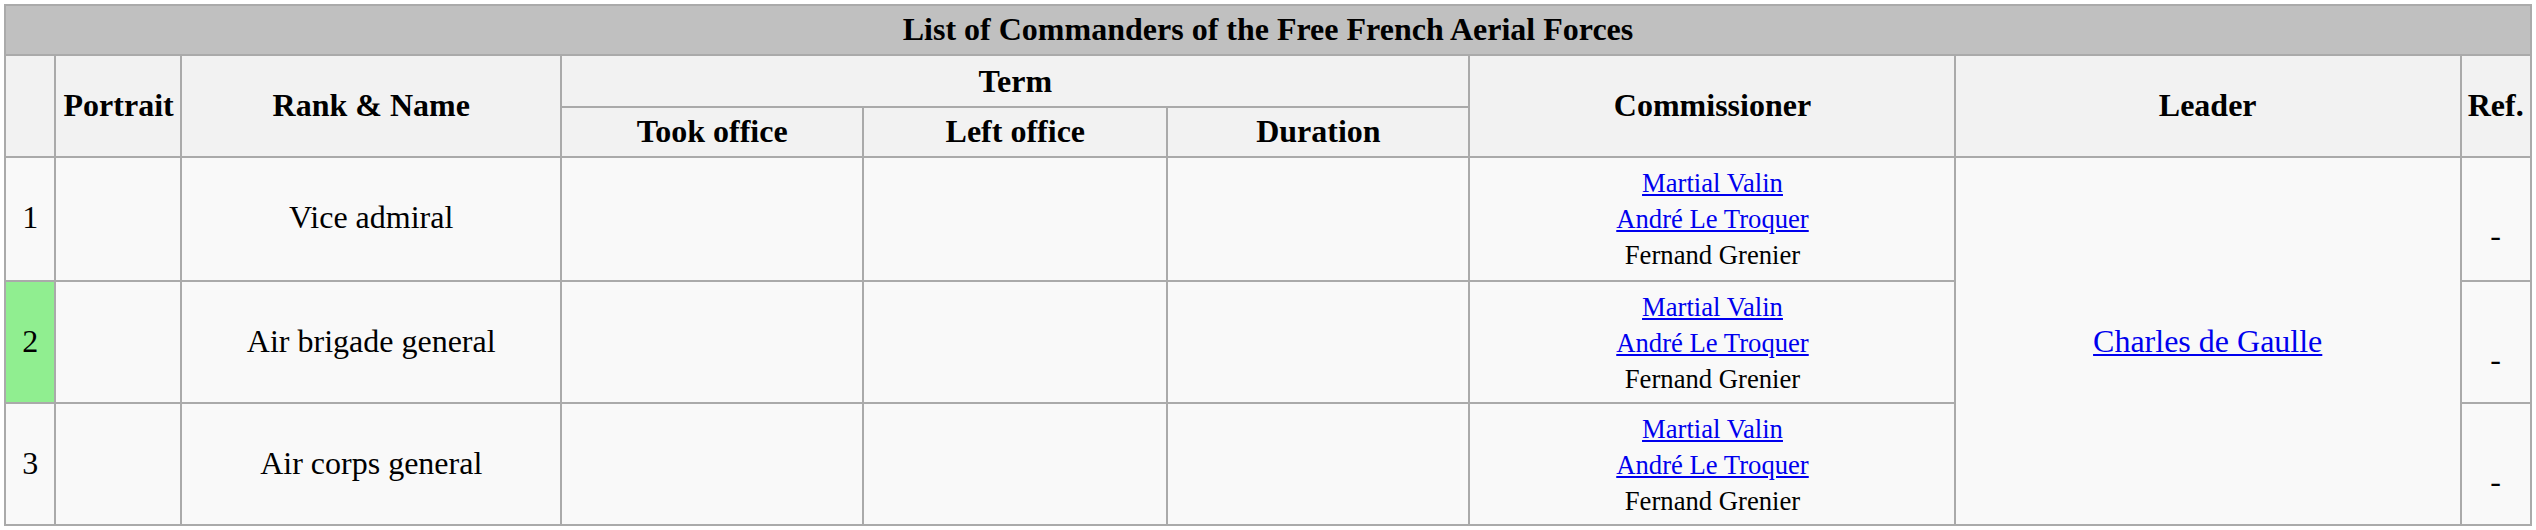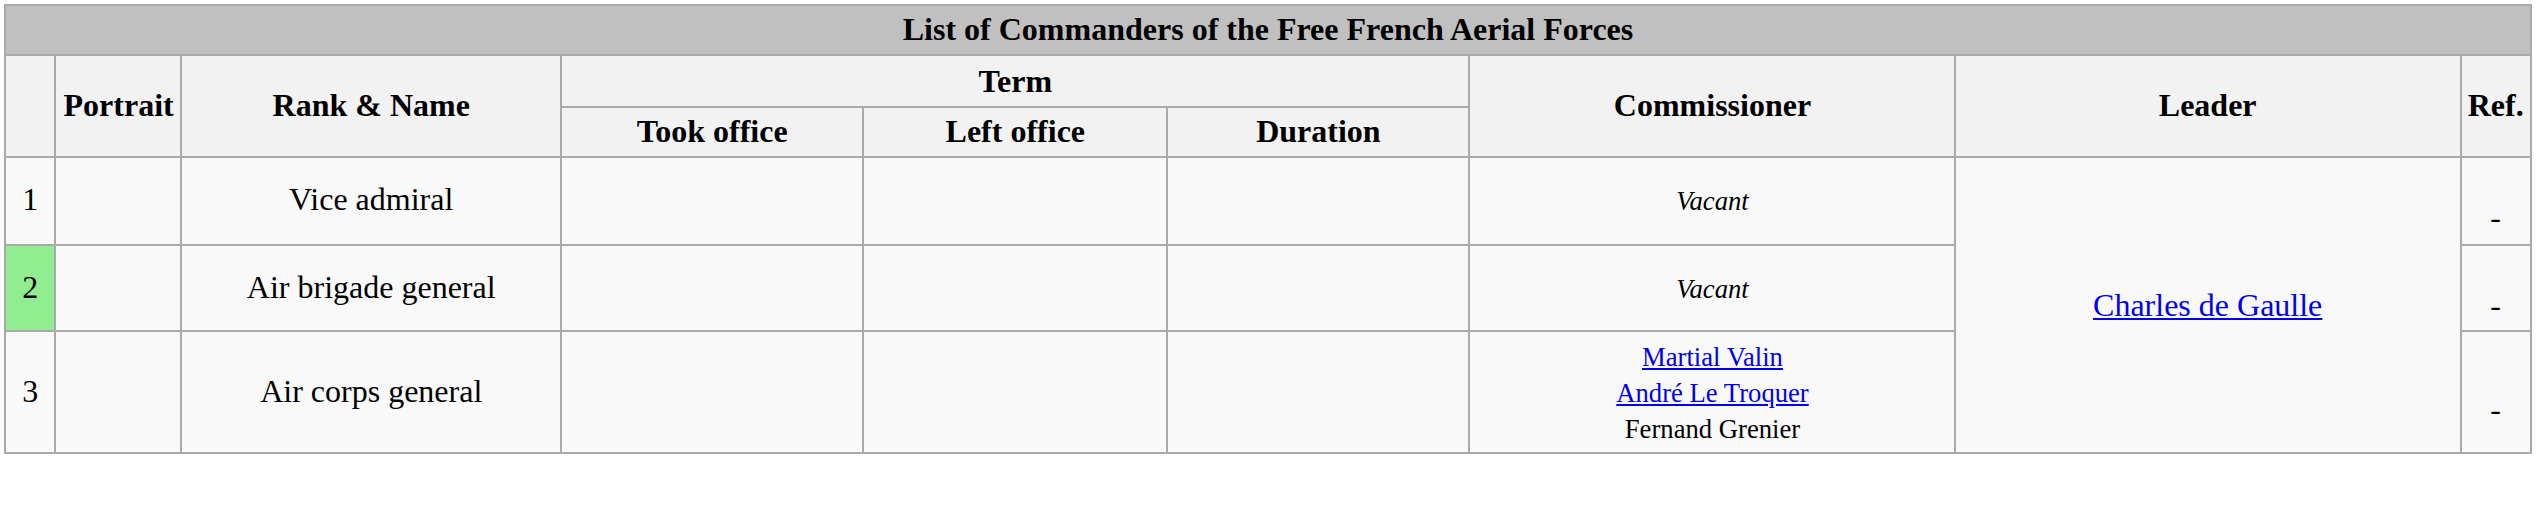(1712, 220) Martial Valin André Le Troquer Fernand Grenier -> (1712, 202) Vacant
(1712, 342) Martial Valin André Le Troquer Fernand Grenier -> (1712, 288) Vacant
